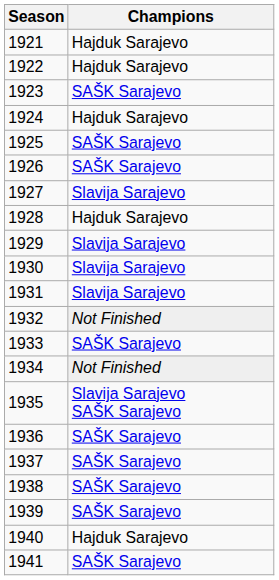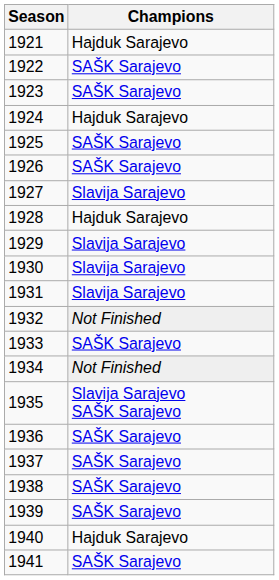(130, 67) Hajduk Sarajevo -> (126, 67) SAŠK Sarajevo
